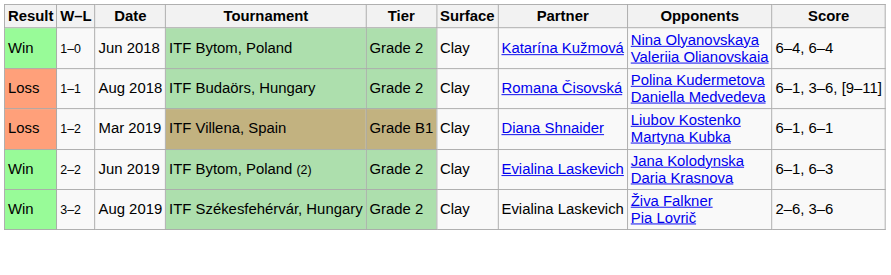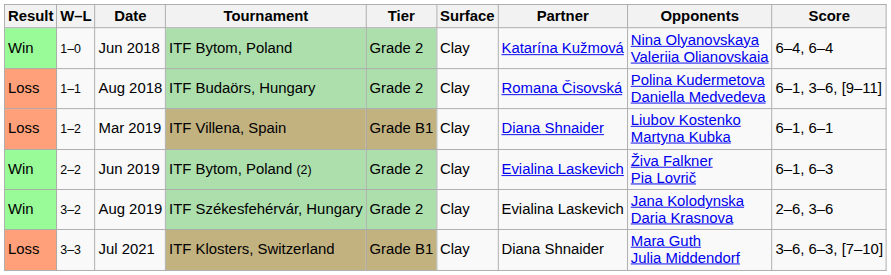(687, 169) Jana Kolodynska Daria Krasnova -> (672, 169) Živa Falkner Pia Lovrič
(672, 209) Živa Falkner Pia Lovrič -> (687, 209) Jana Kolodynska Daria Krasnova
+ row: (127, 249)
